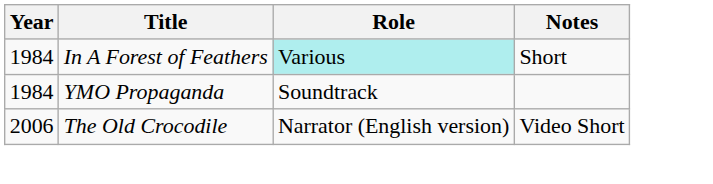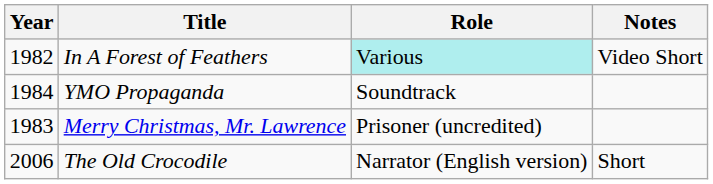(32, 56) 1984 -> (32, 56) 1982
(543, 56) Short -> (650, 56) Video Short
+ row: (205, 126)
(572, 126) Video Short -> (621, 160) Short
